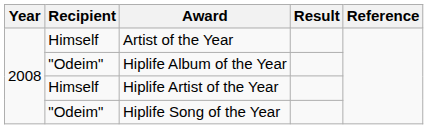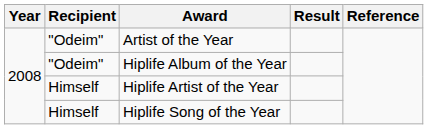(73, 40) Himself -> (76, 40) "Odeim"
(76, 111) "Odeim" -> (73, 111) Himself
